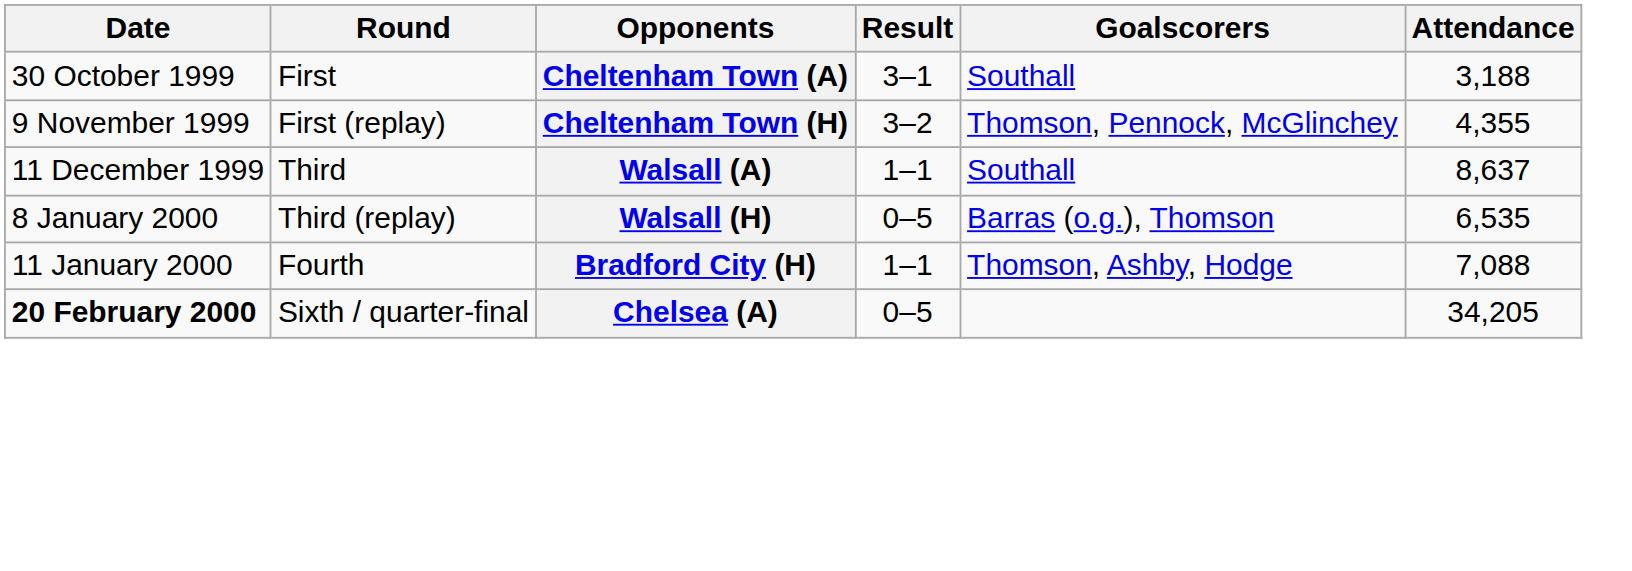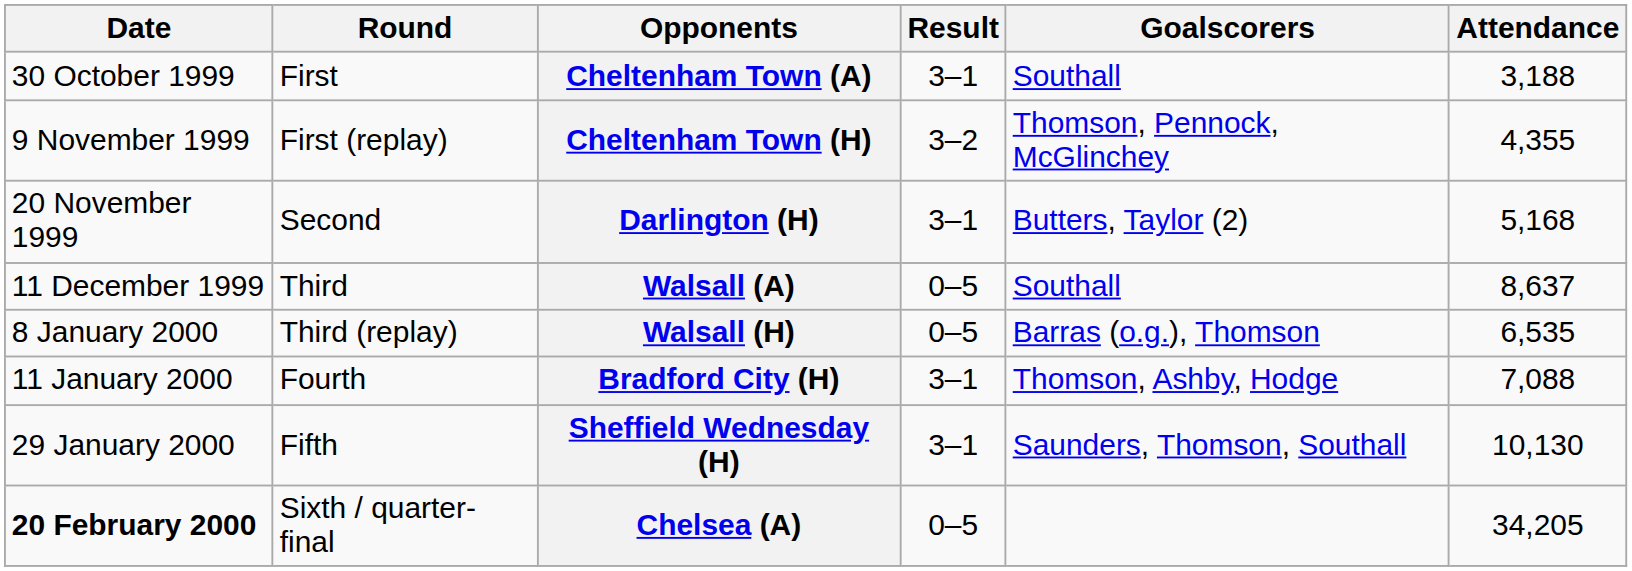+ row: (719, 221)
(908, 170) 1–1 -> (953, 285) 0–5
(908, 265) 1–1 -> (953, 380) 3–1
+ row: (719, 444)
